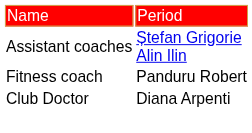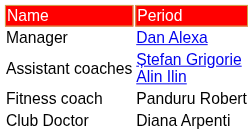+ row: (37, 38)
